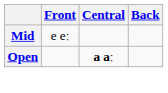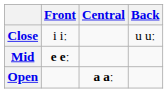+ row: (23, 35)
(60, 35) normal -> (60, 56) bold
